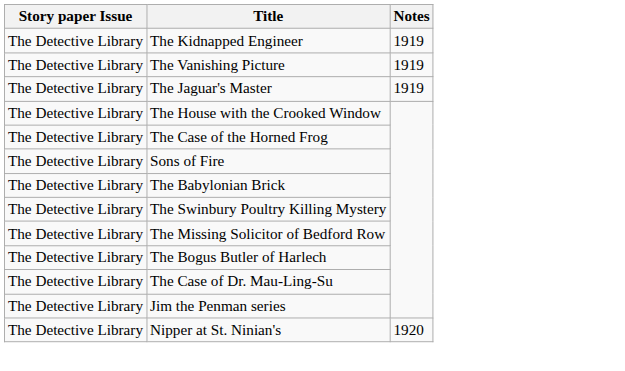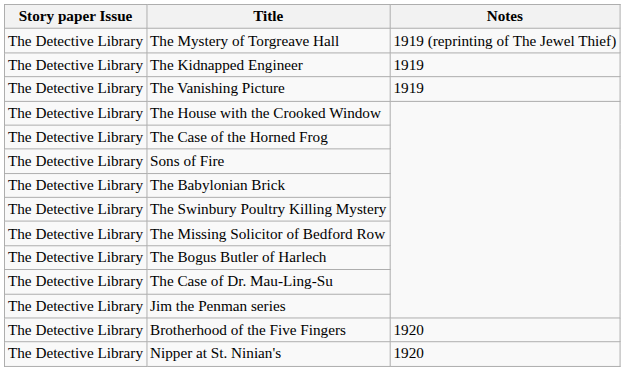+ row: (245, 40)
- row: (211, 88)
+ row: (248, 329)
